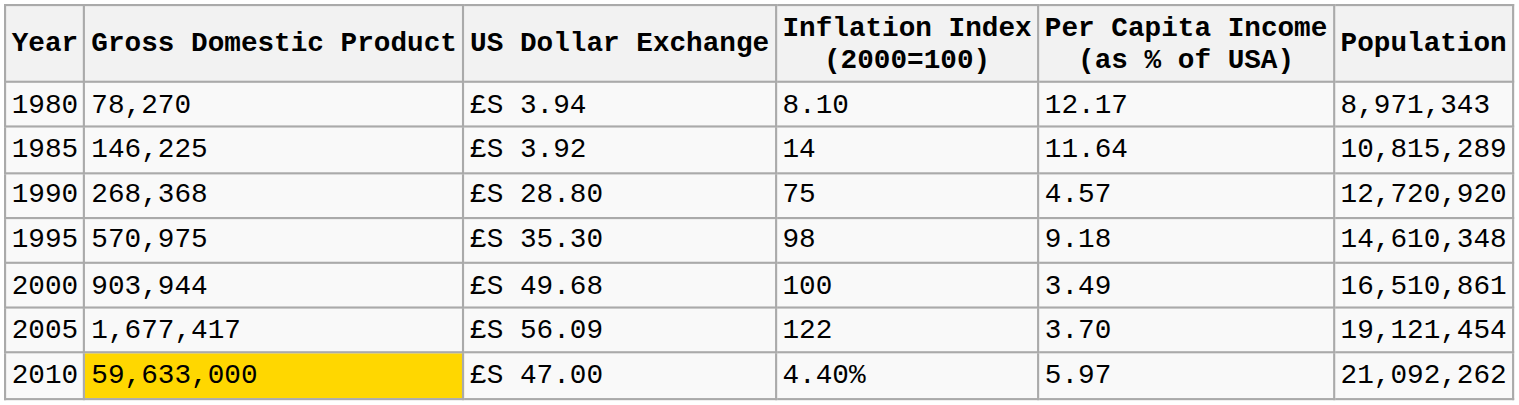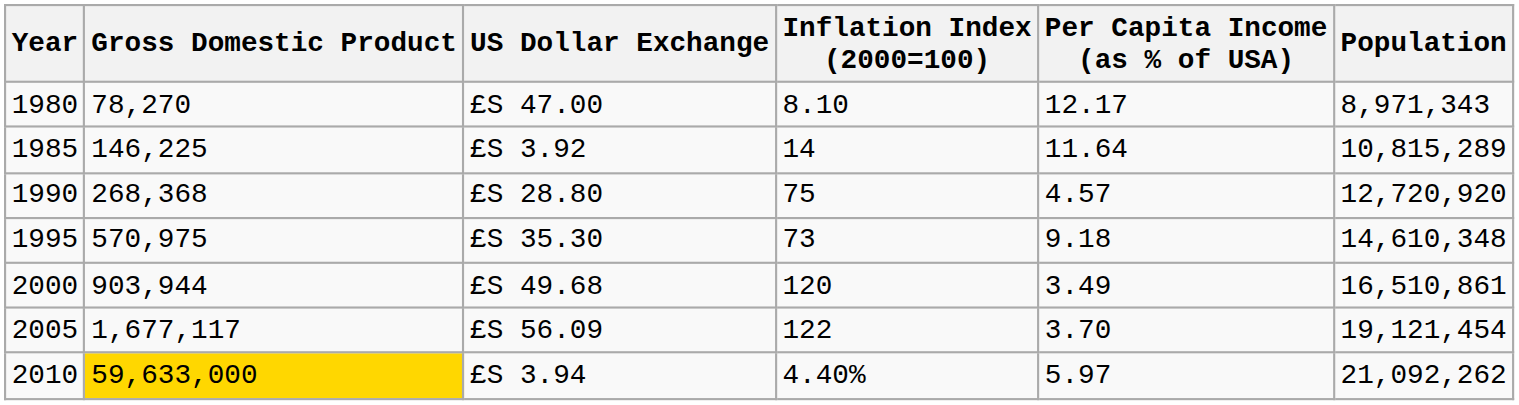(528, 105) £S 3.94 -> (537, 105) £S 47.00
(799, 240) 98 -> (799, 240) 73
(807, 285) 100 -> (807, 285) 120
(166, 330) 1,677,417 -> (166, 330) 1,677,117
(537, 375) £S 47.00 -> (528, 375) £S 3.94
